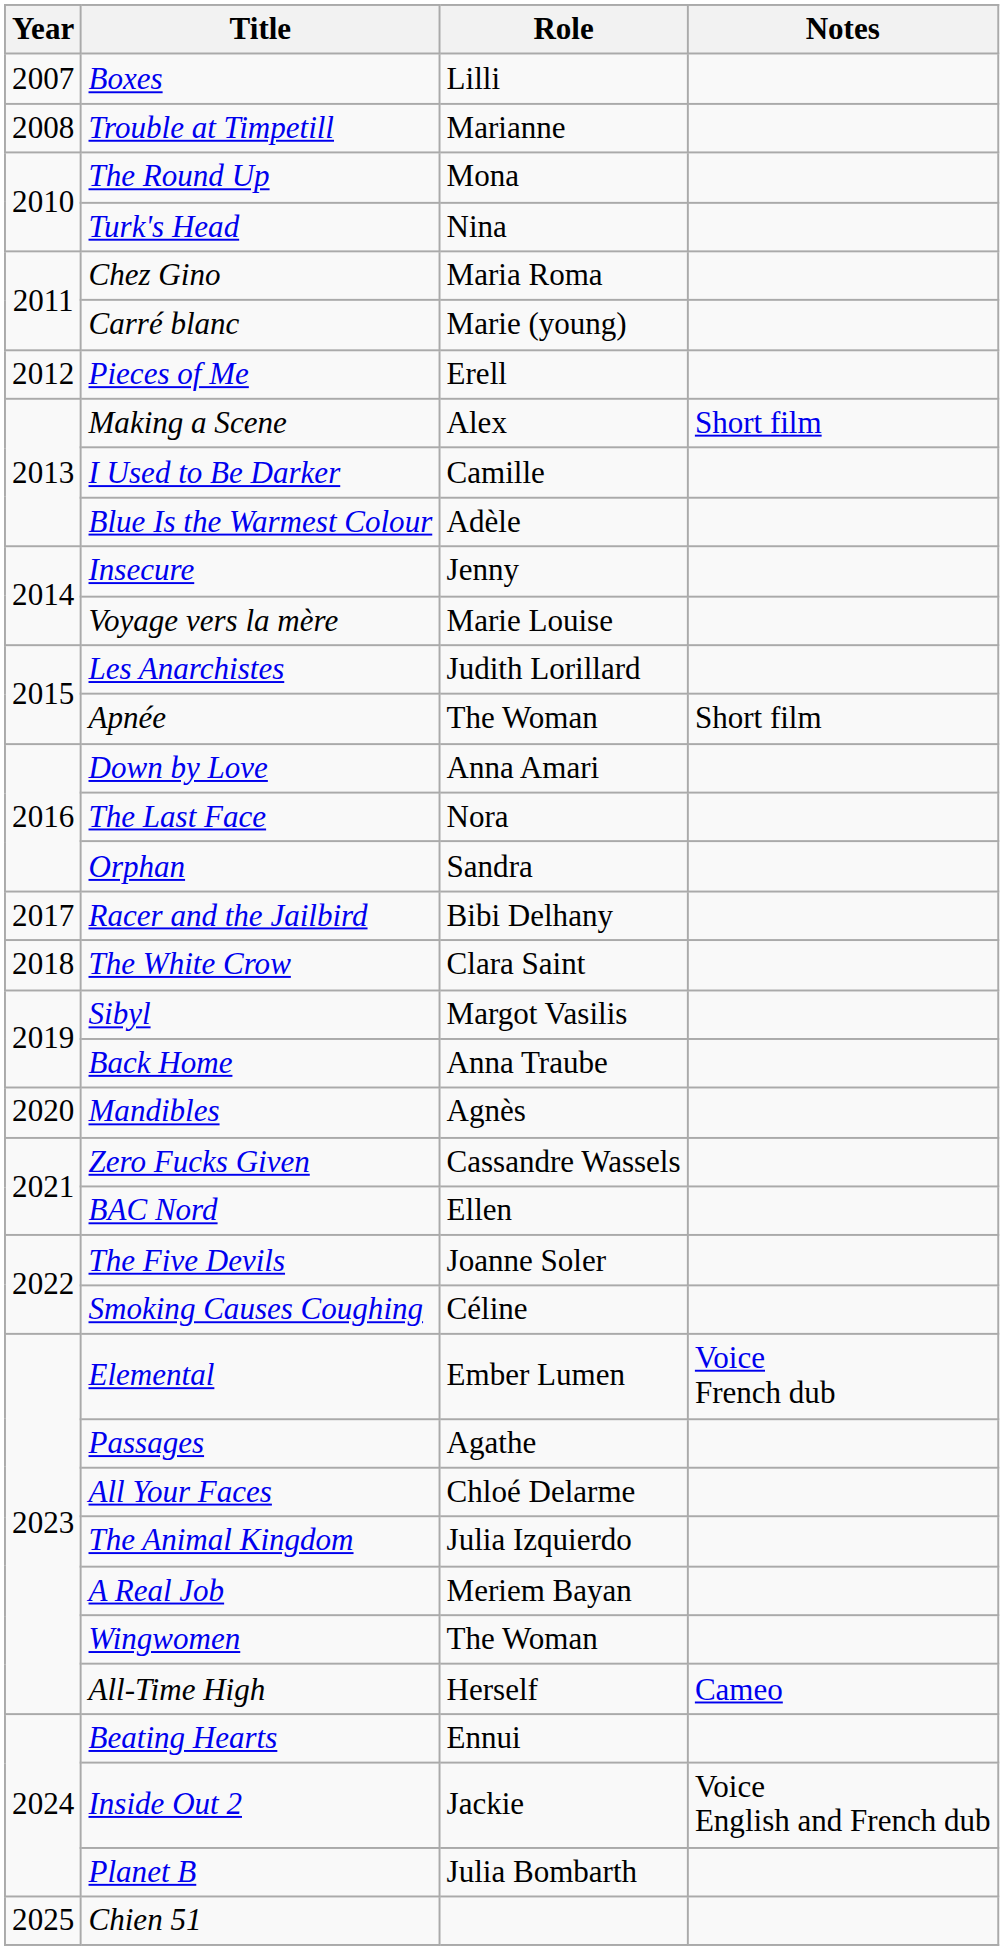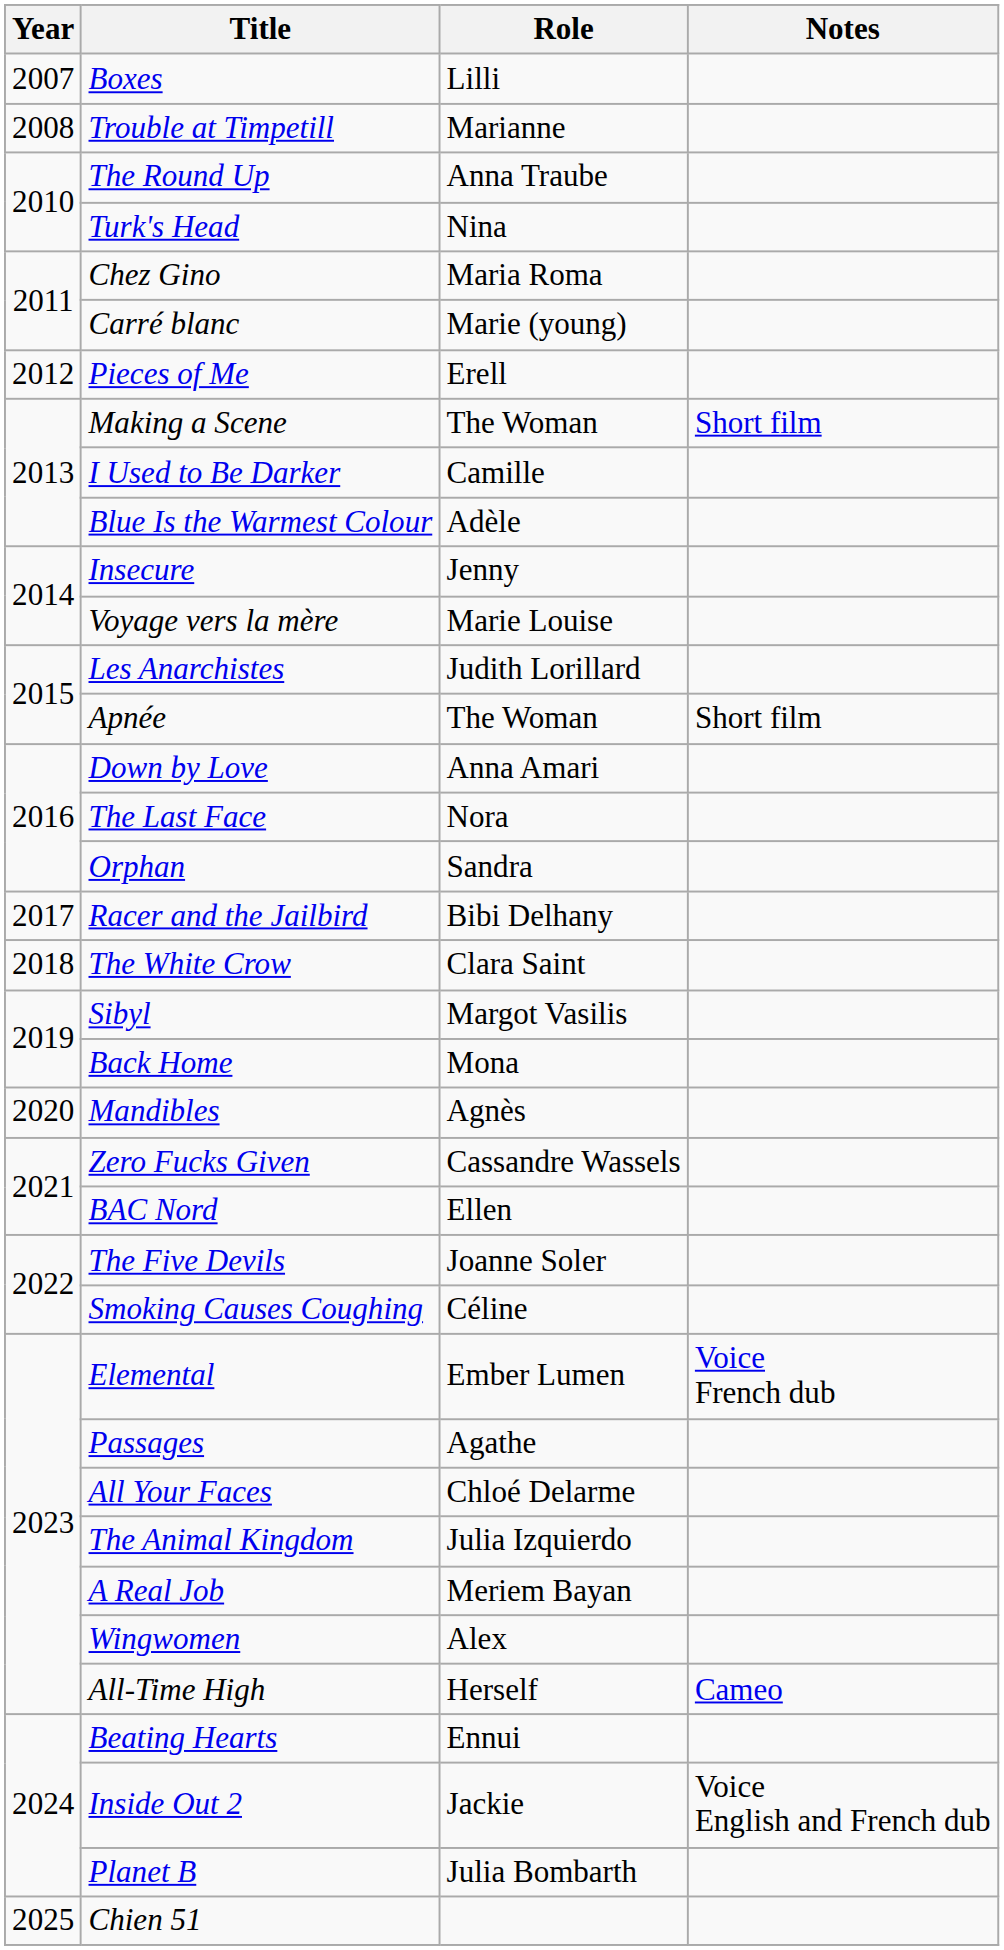(483, 176) Mona -> (527, 176) Anna Traube
(477, 422) Alex -> (522, 422) The Woman
(527, 1062) Anna Traube -> (483, 1062) Mona
(522, 1639) The Woman -> (477, 1639) Alex
